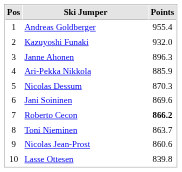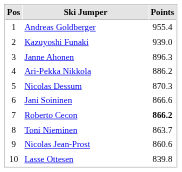(162, 42) 932.0 -> (162, 42) 939.0
(162, 71) 885.9 -> (162, 71) 886.2
(162, 100) 869.6 -> (162, 100) 866.6
